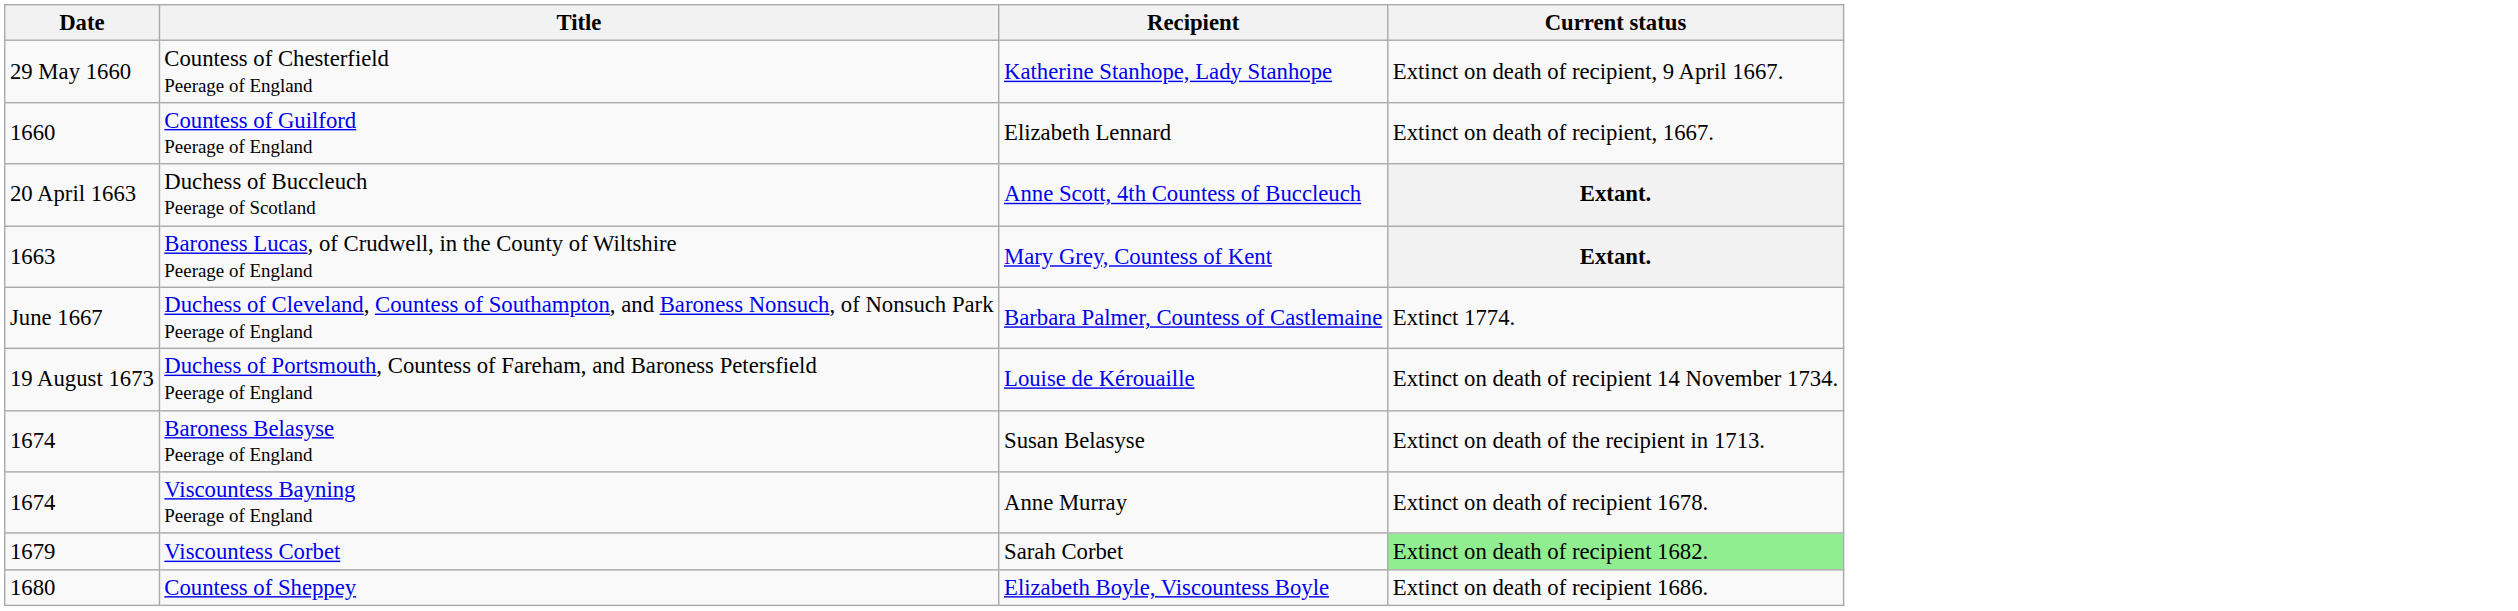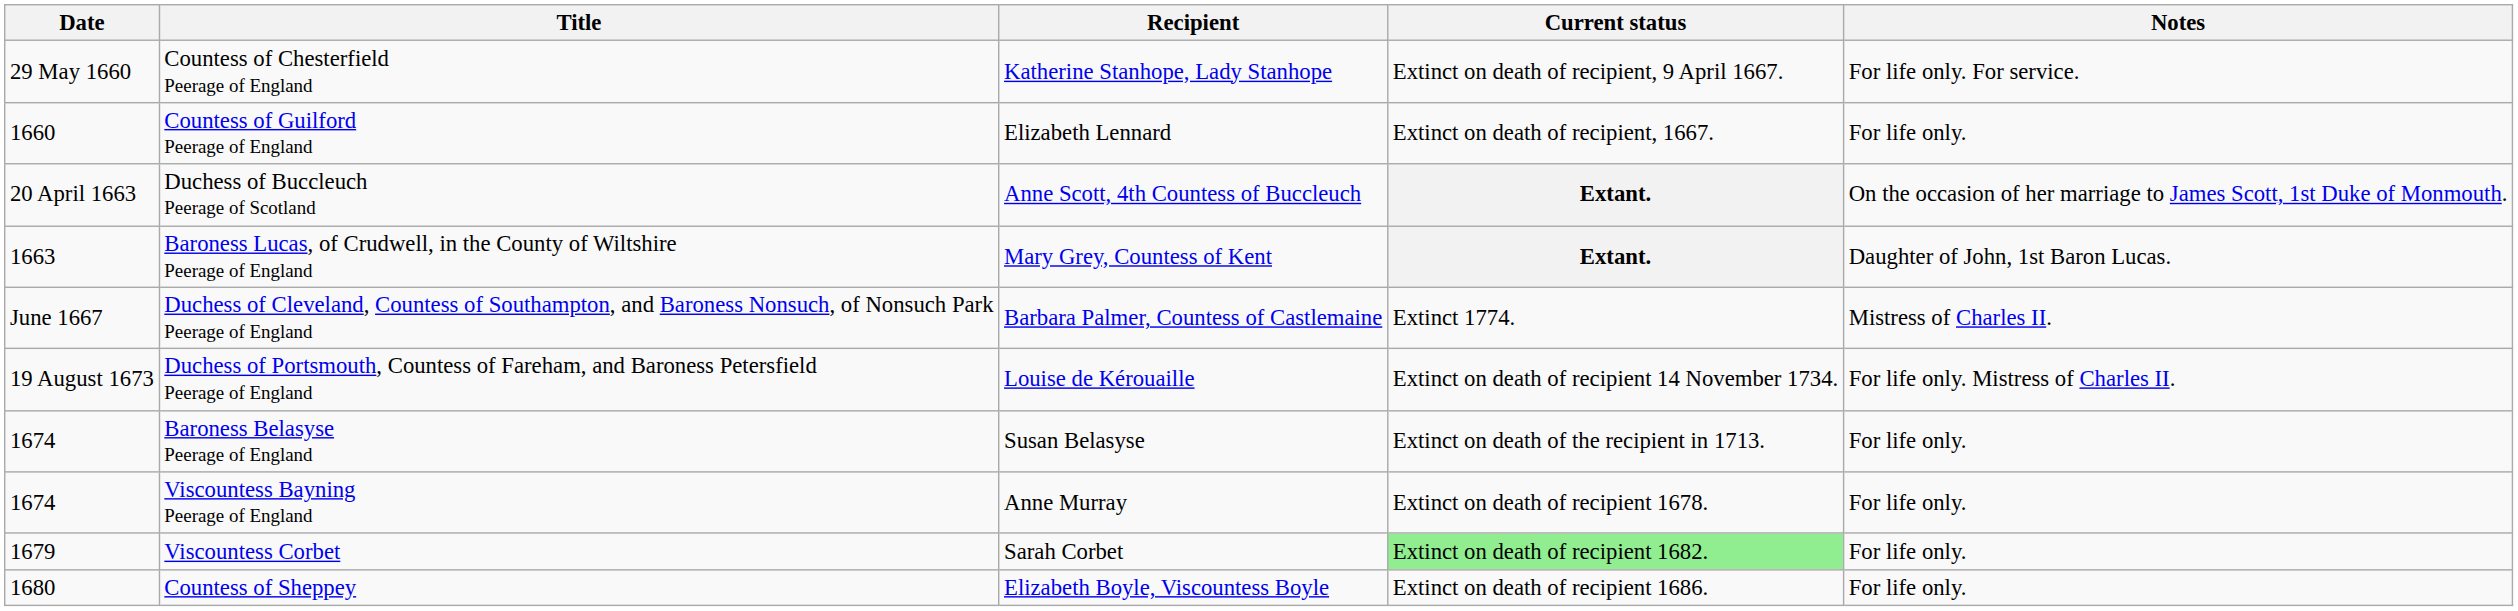+ column: (2178, 22)
